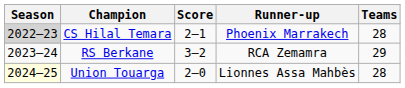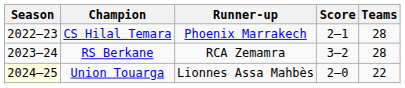columns swapped: (195, 14) <-> (287, 14)
(33, 34) lightgrey background -> (33, 34) no background
(379, 53) 29 -> (379, 53) 28
(379, 73) 28 -> (379, 73) 22
